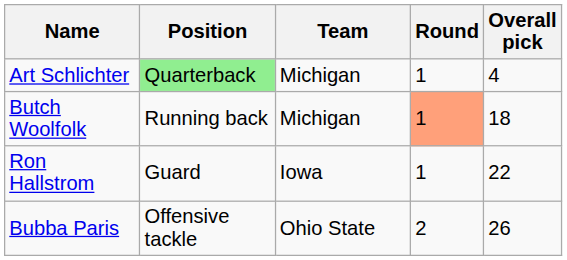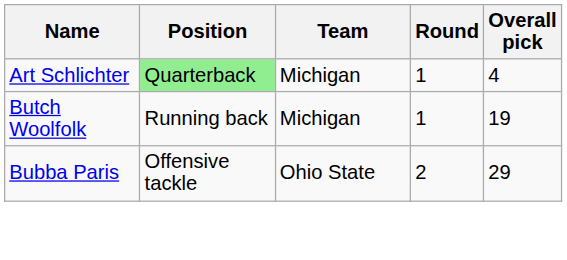(421, 118) lightsalmon background -> (421, 118) no background
(499, 118) 18 -> (499, 118) 19
- row: (52, 173)
(499, 227) 26 -> (499, 173) 29
